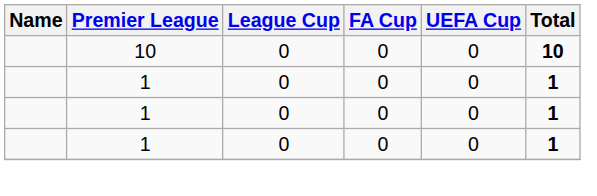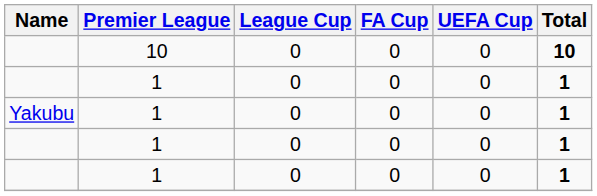+ row: (42, 113)
